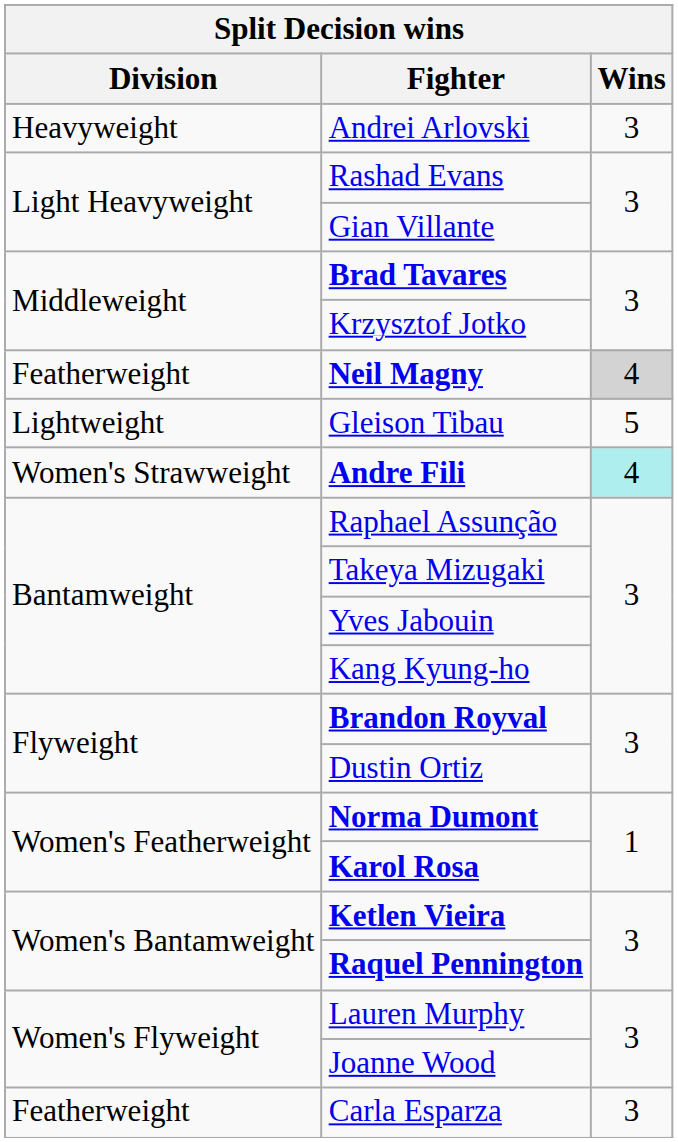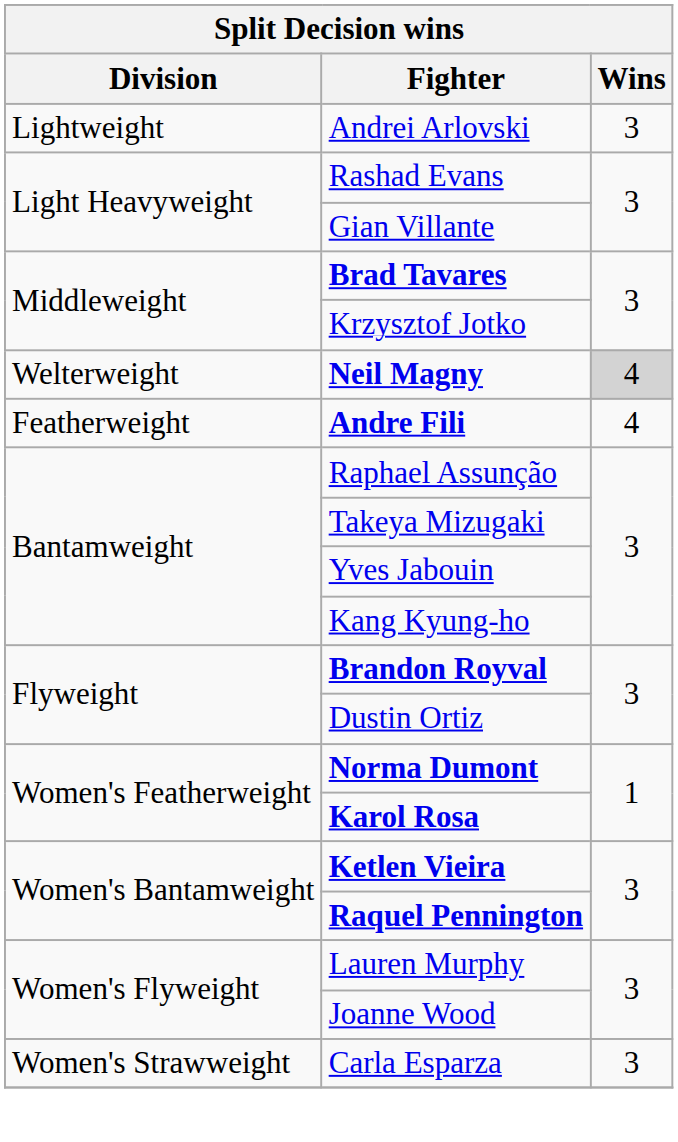(95, 127) Heavyweight -> (88, 127) Lightweight
(101, 373) Featherweight -> (95, 373) Welterweight
- row: (416, 422)
(151, 472) Women's Strawweight -> (101, 422) Featherweight
(632, 472) paleturquoise background -> (632, 422) no background
(101, 1112) Featherweight -> (151, 1062) Women's Strawweight
